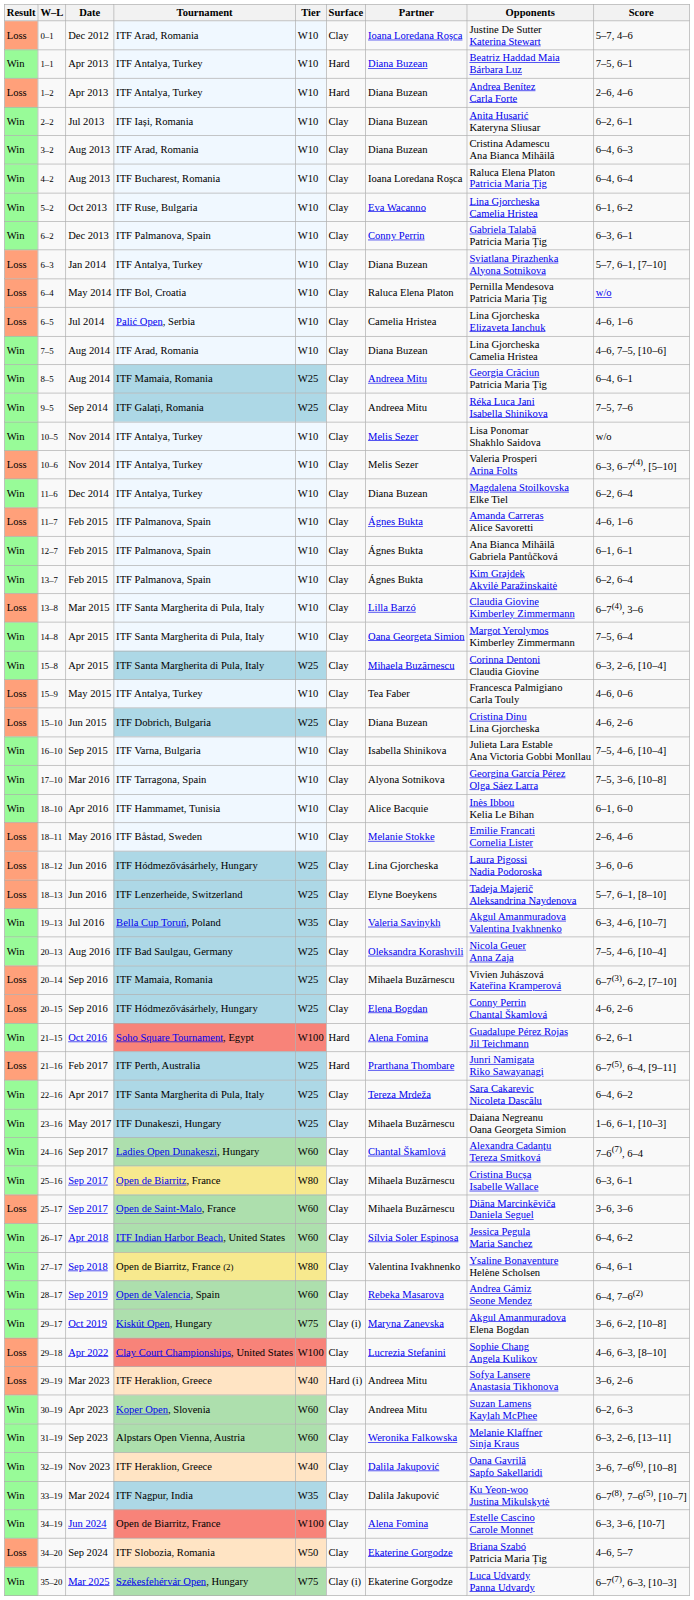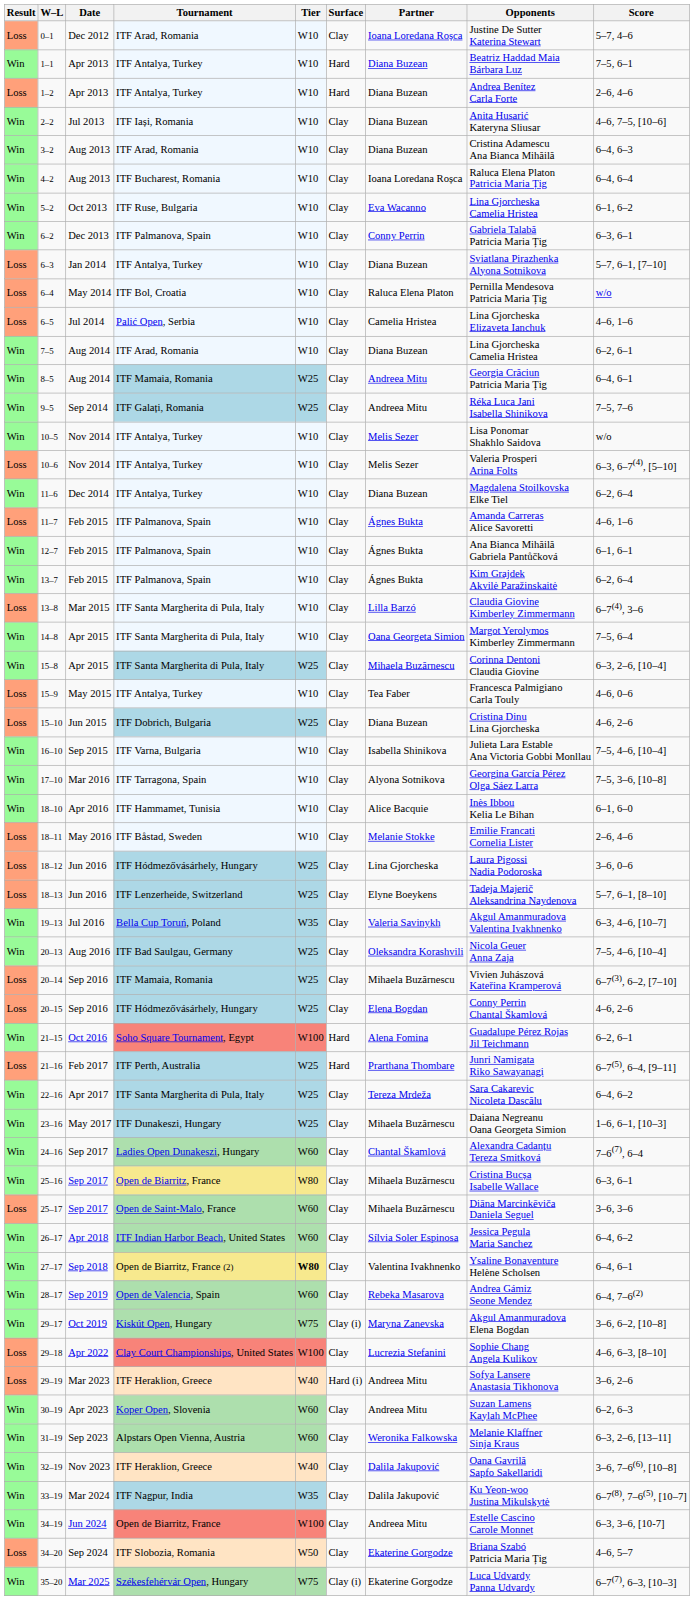(614, 121) 6–2, 6–1 -> (631, 121) 4–6, 7–5, [10–6]
(631, 350) 4–6, 7–5, [10–6] -> (614, 350) 6–2, 6–1
(308, 1266) normal -> (308, 1266) bold
(398, 1524) Alena Fomina -> (397, 1524) Andreea Mitu
